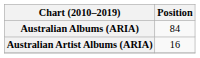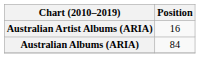rows swapped: (80, 28) <-> (80, 45)
